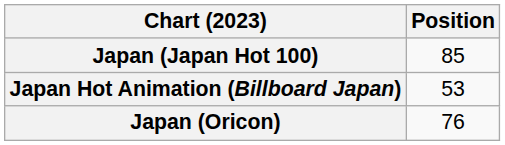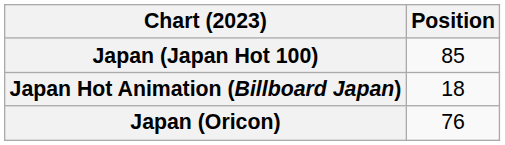(453, 88) 53 -> (453, 88) 18
